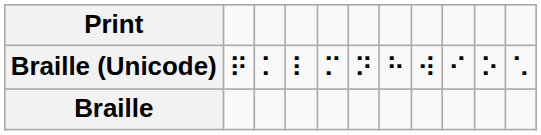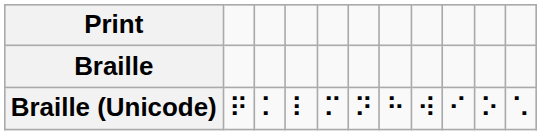rows swapped: (114, 108) <-> (114, 66)
